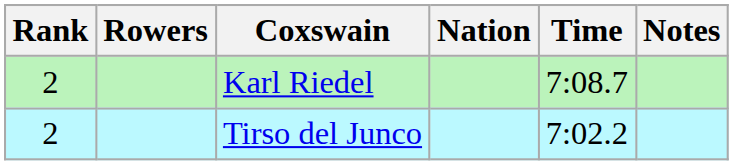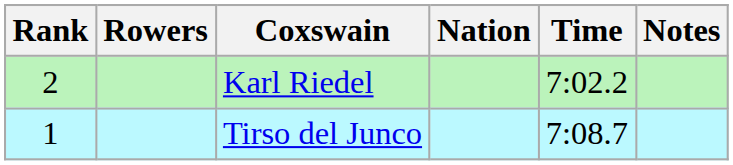(587, 81) 7:08.7 -> (587, 81) 7:02.2
(50, 133) 2 -> (50, 133) 1
(587, 133) 7:02.2 -> (587, 133) 7:08.7
